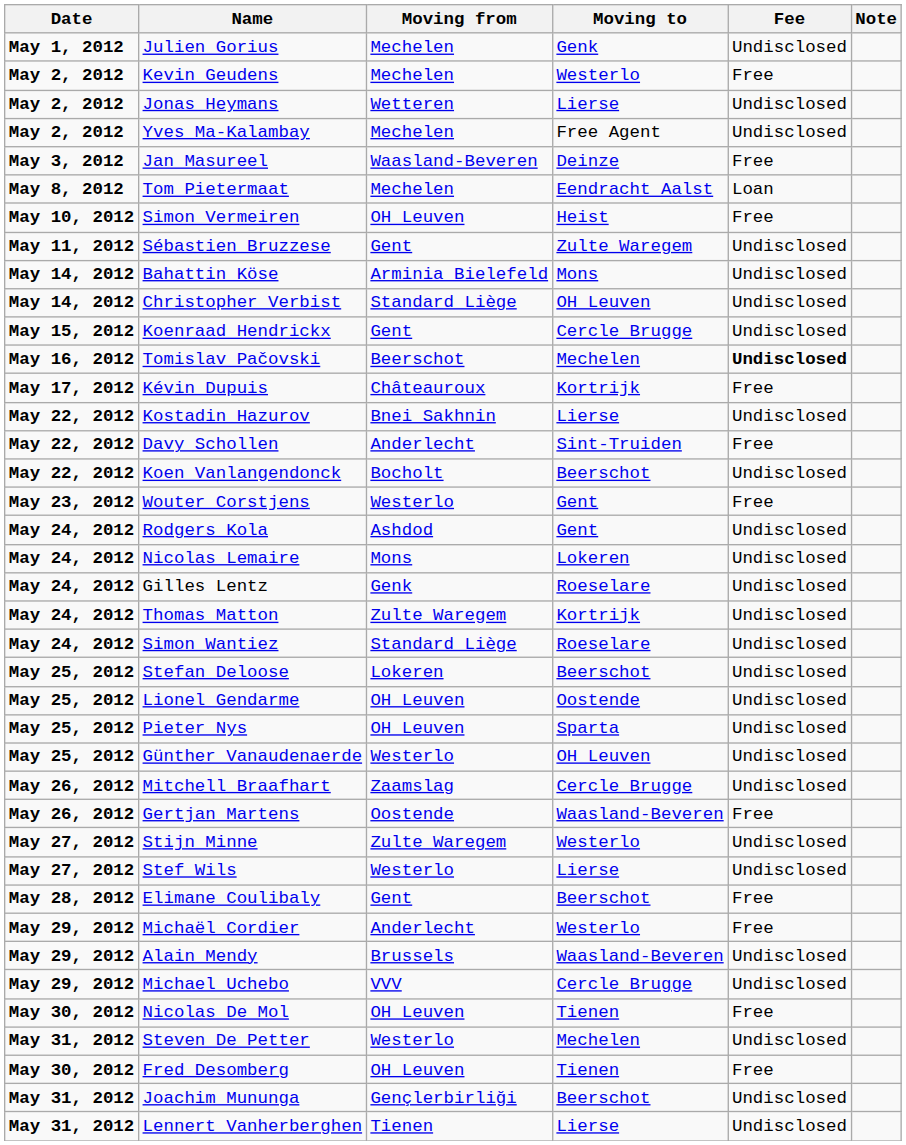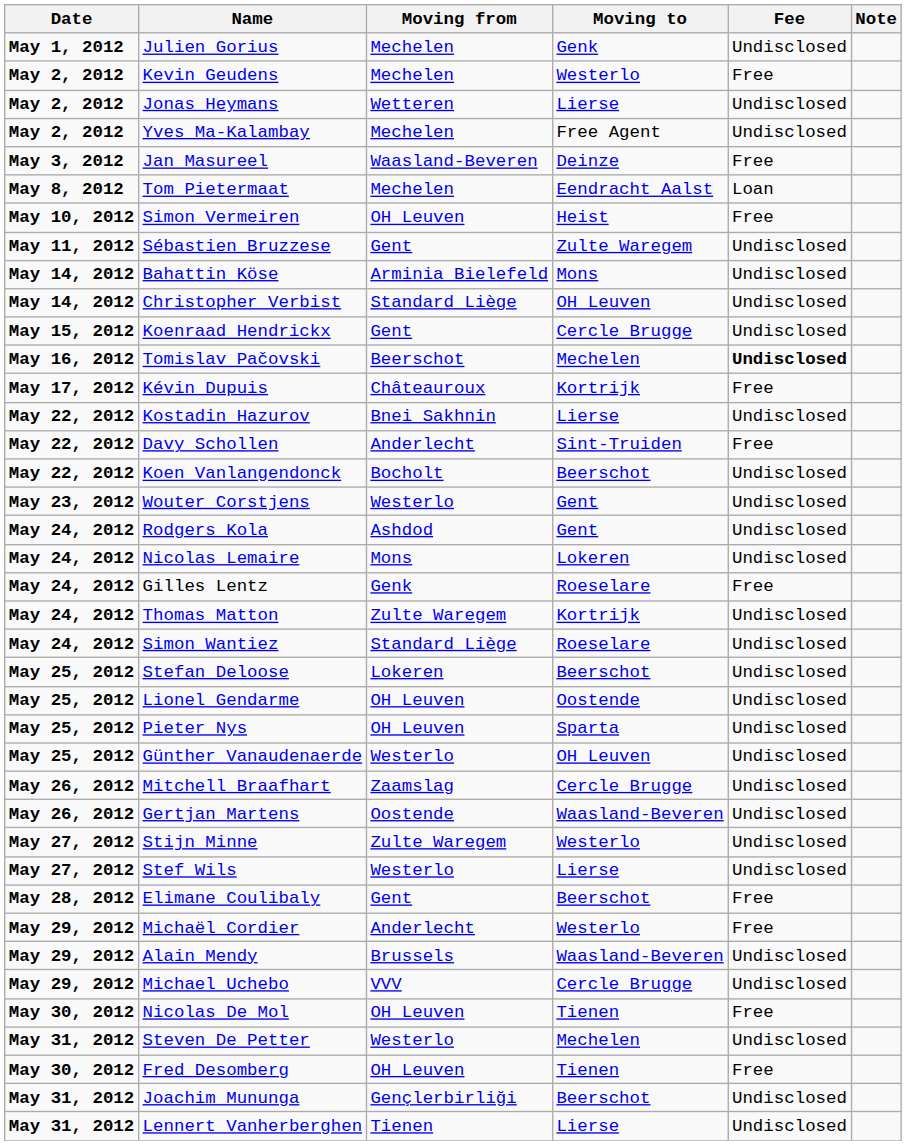(753, 502) Free -> (789, 502) Undisclosed
(789, 587) Undisclosed -> (753, 587) Free
(753, 814) Free -> (789, 814) Undisclosed
